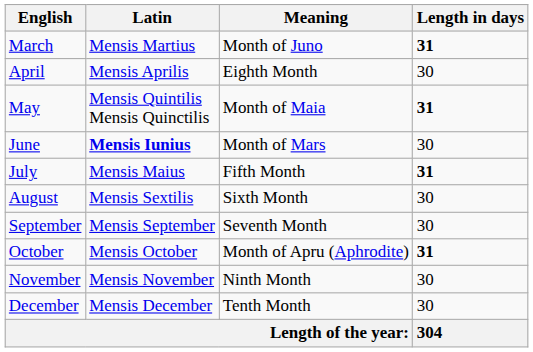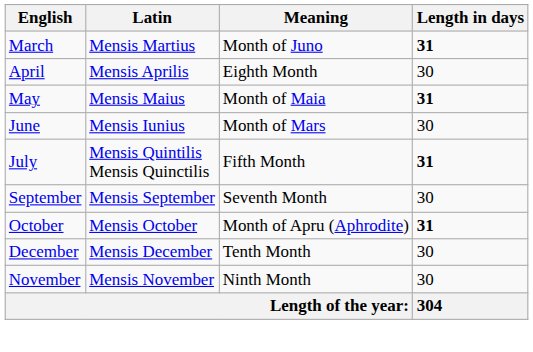(149, 108) Mensis Quintilis Mensis Quinctilis -> (137, 98) Mensis Maius
(140, 144) bold -> (137, 125) normal
(137, 171) Mensis Maius -> (149, 161) Mensis Quintilis Mensis Quinctilis
- row: (33, 198)
rows swapped: (45, 279) <-> (44, 306)
